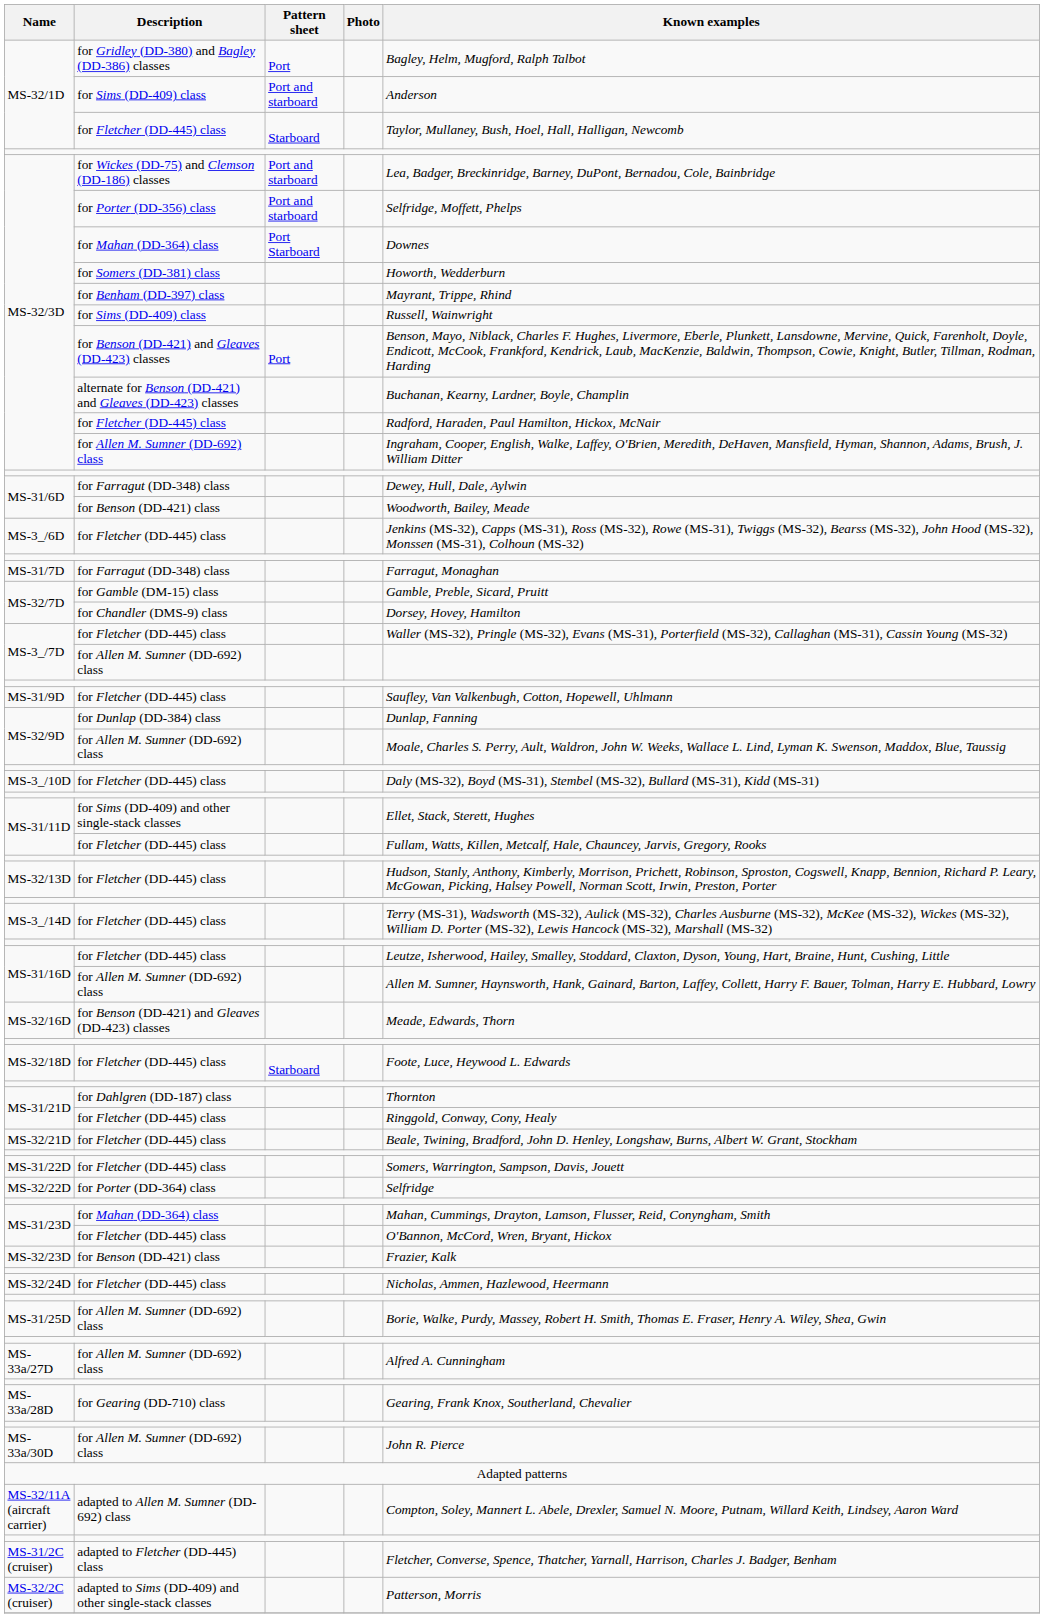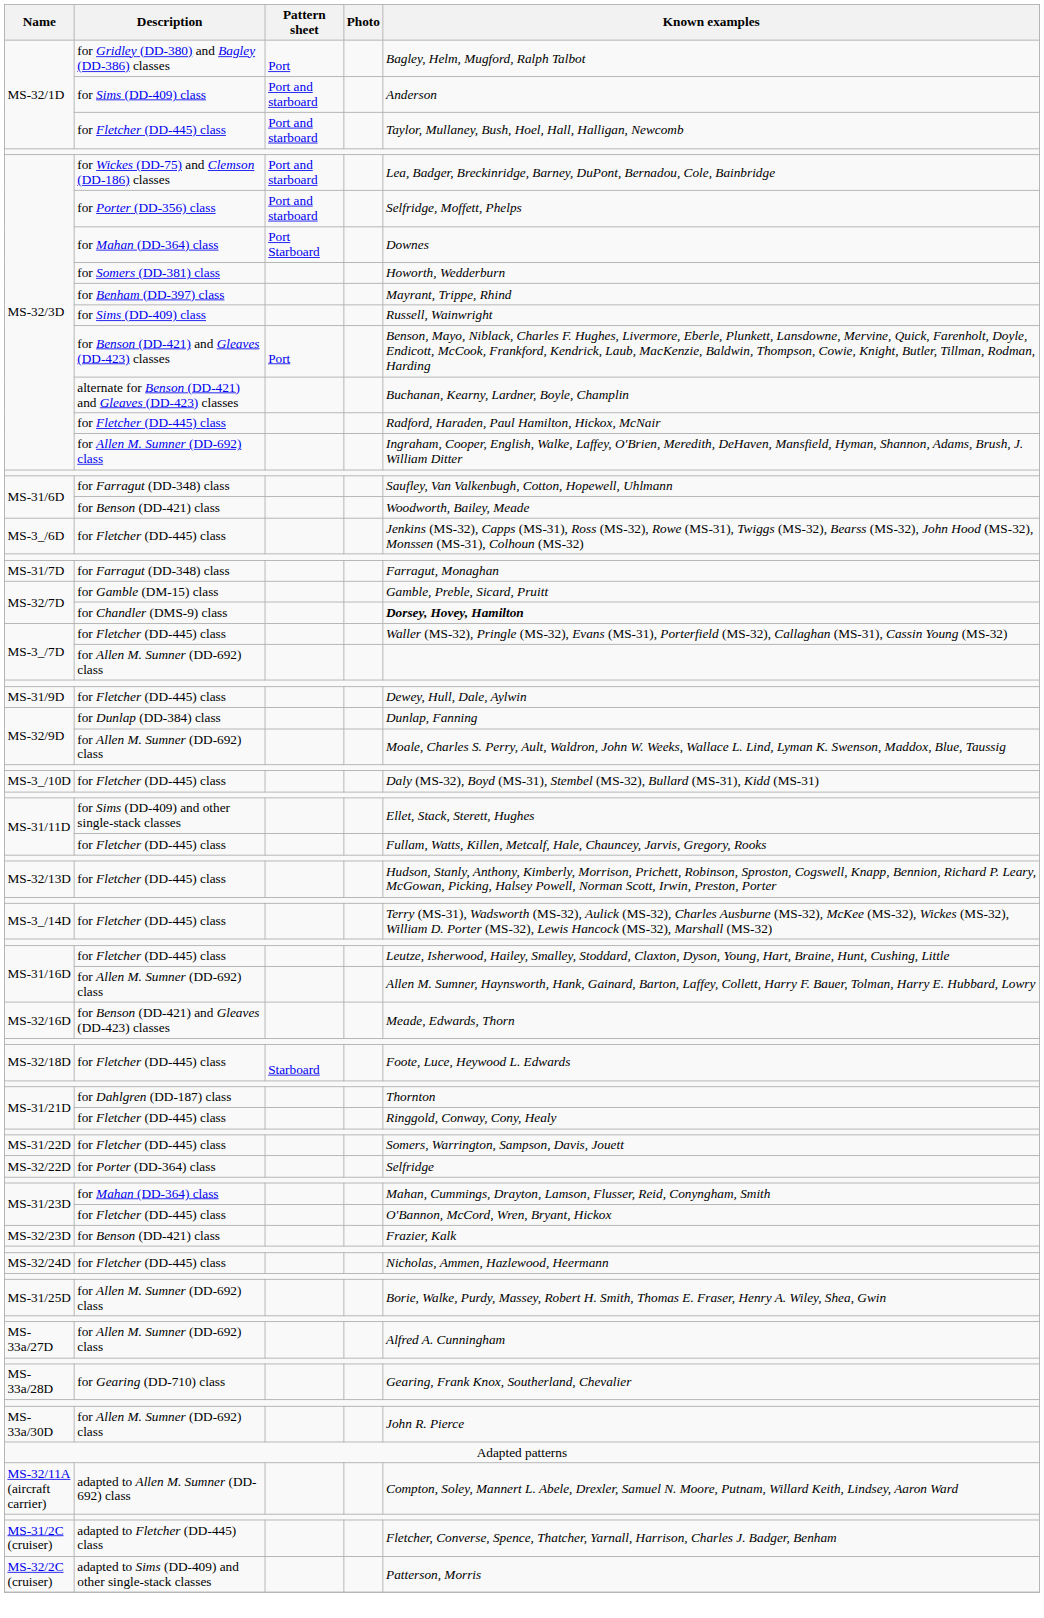(294, 137) Starboard -> (293, 130) Port and starboard
(456, 486) Dewey, Hull, Dale, Aylwin -> (529, 486) Saufley, Van Valkenbugh, Cotton, Hopewell, Uhlmann
(453, 612) normal -> (455, 612) bold
(529, 697) Saufley, Van Valkenbugh, Cotton, Hopewell, Uhlmann -> (456, 697) Dewey, Hull, Dale, Aylwin
- row: (39, 1139)
